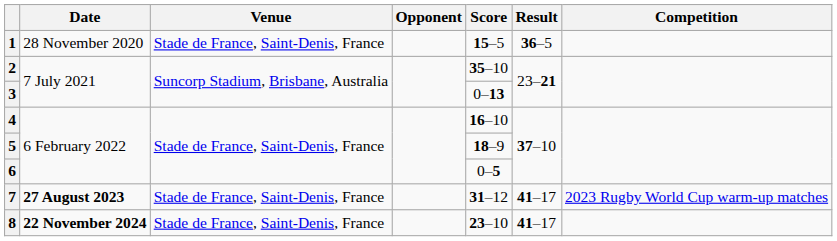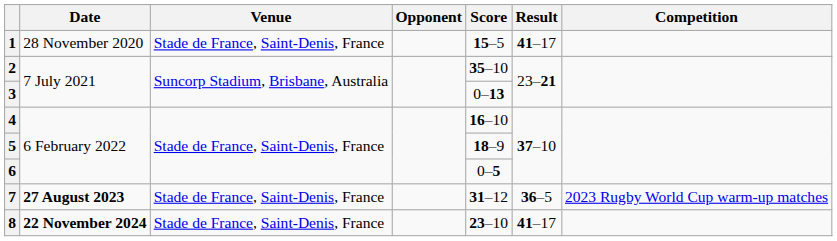(537, 43) 36–5 -> (537, 43) 41–17
(537, 197) 41–17 -> (537, 197) 36–5
